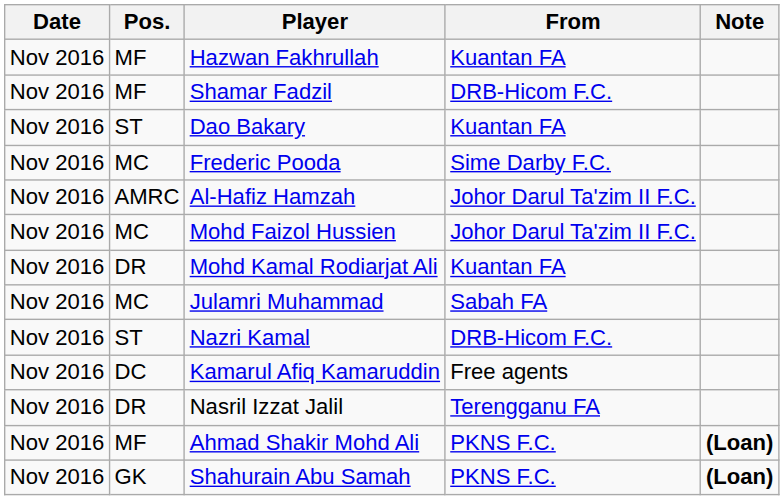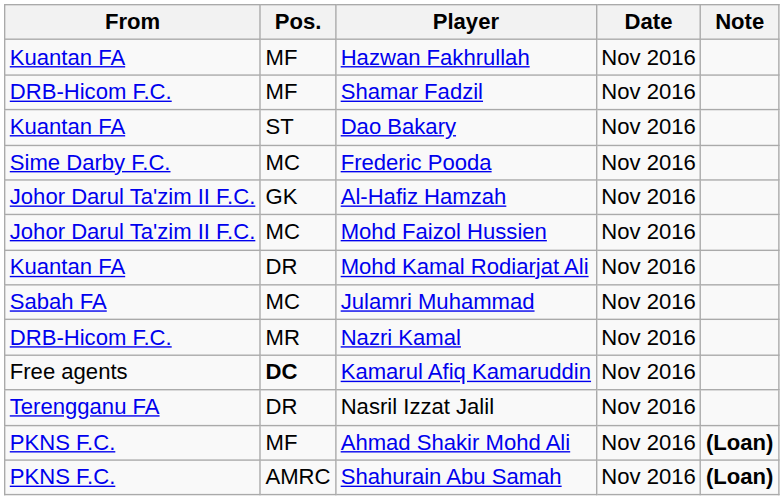columns swapped: (57, 22) <-> (573, 22)
(147, 197) AMRC -> (281, 197) GK
(129, 337) ST -> (283, 337) MR
(130, 372) normal -> (281, 372) bold
(130, 477) GK -> (298, 477) AMRC
